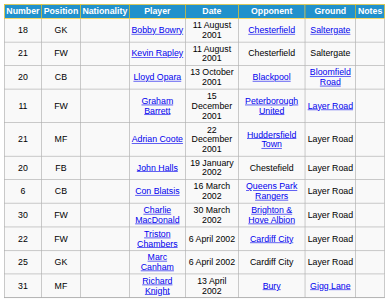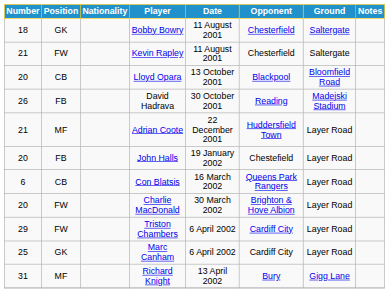+ row: (158, 101)
- row: (157, 106)
(23, 215) 30 -> (23, 206) 20
(23, 239) 22 -> (23, 229) 29
